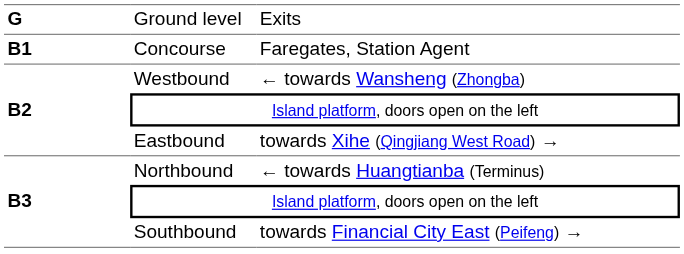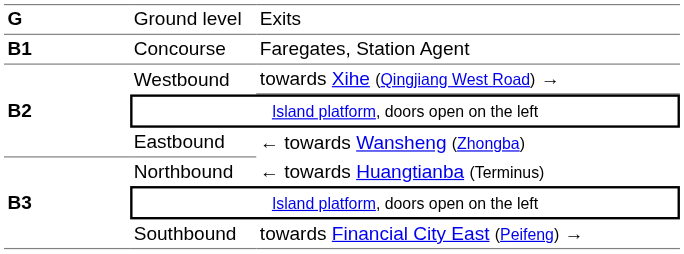(392, 78) ← towards Wansheng (Zhongba) -> (410, 78) towards Xihe (Qingjiang West Road) →
(410, 140) towards Xihe (Qingjiang West Road) → -> (392, 142) ← towards Wansheng (Zhongba)
